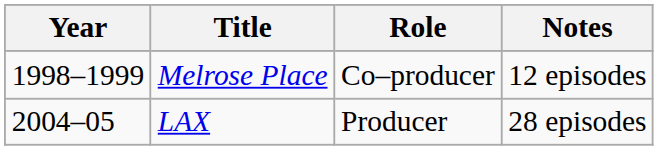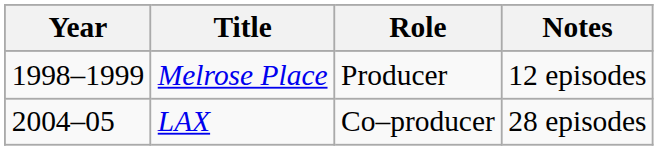(418, 74) Co–producer -> (394, 74) Producer
(394, 121) Producer -> (418, 121) Co–producer
